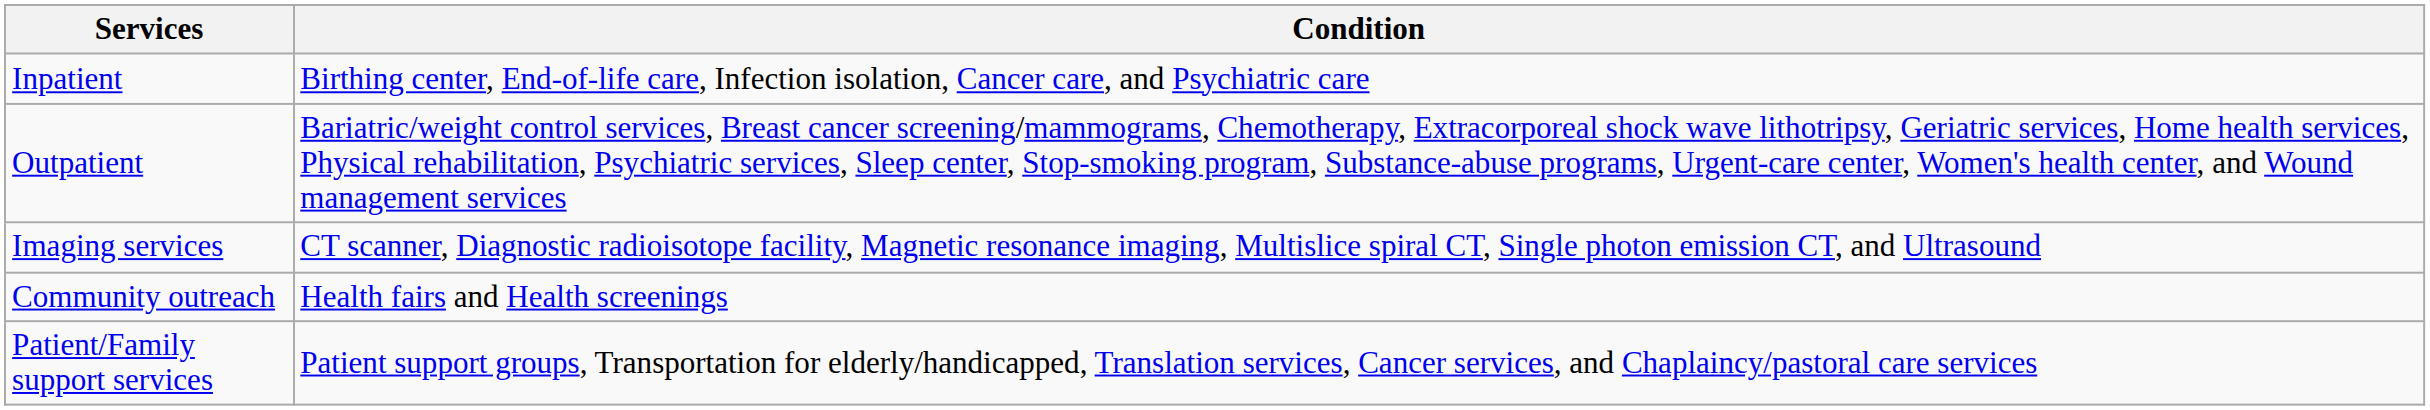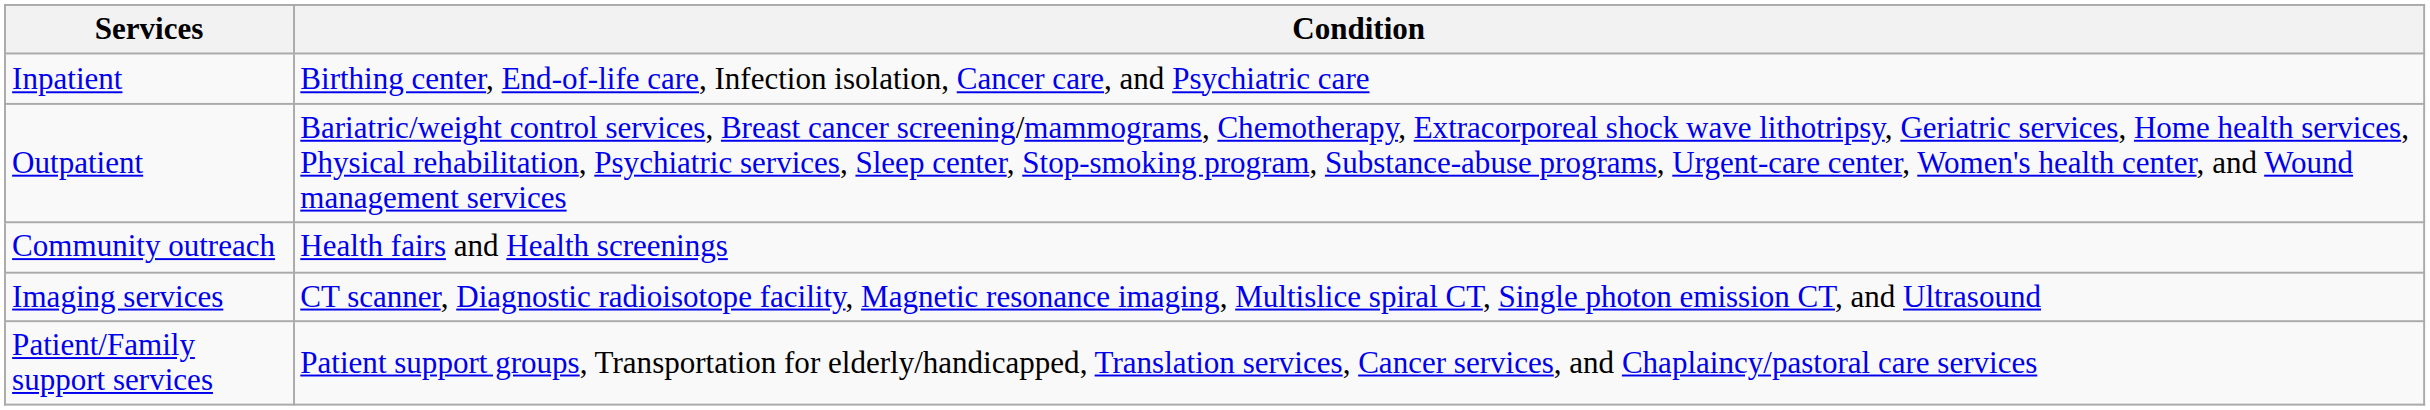rows swapped: (118, 246) <-> (144, 295)
